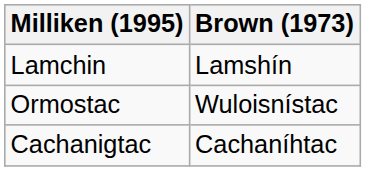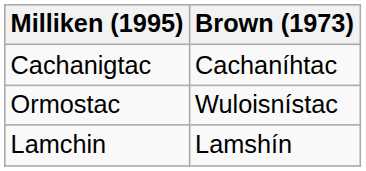rows swapped: (58, 64) <-> (81, 144)
